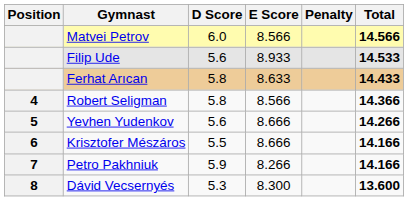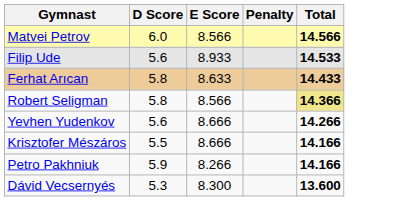- column: (34, 15)
(379, 100) no background -> (320, 100) khaki background
